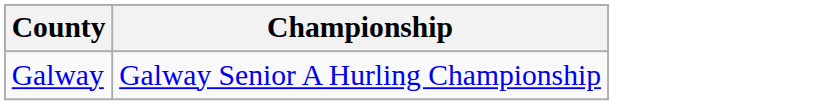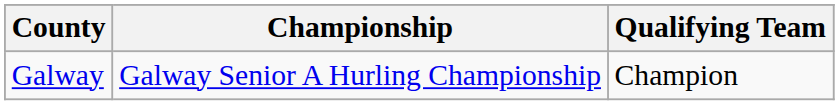+ column: (720, 27)
